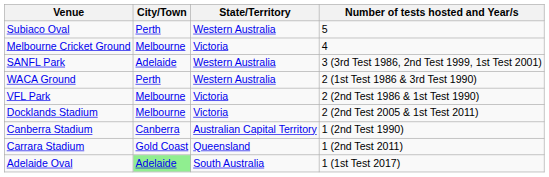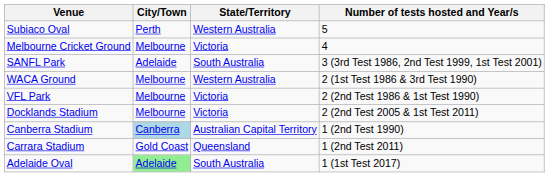(234, 63) Western Australia -> (229, 63) South Australia
(148, 79) Perth -> (160, 79) Melbourne
(157, 130) no background -> (157, 130) lightblue background
